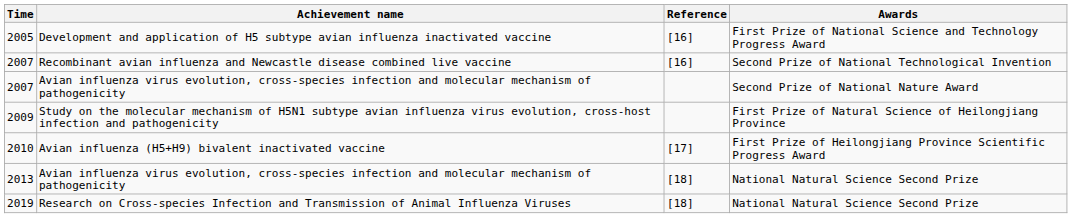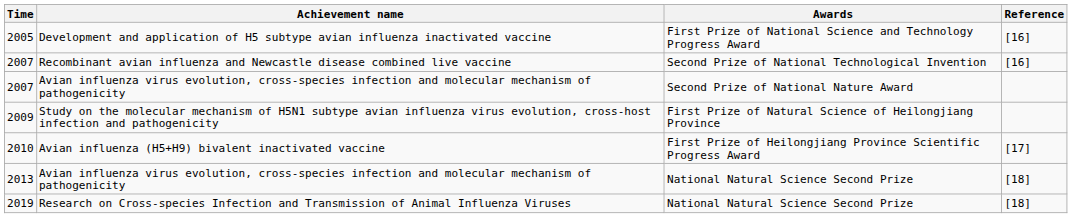columns swapped: (898, 13) <-> (697, 13)
